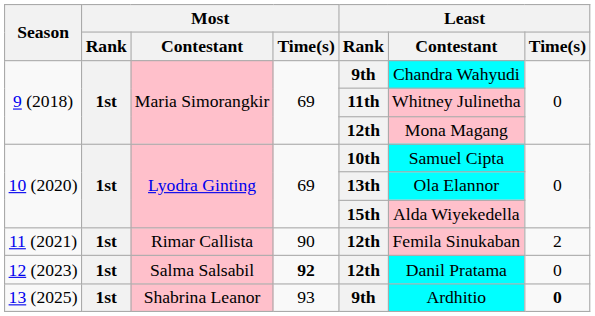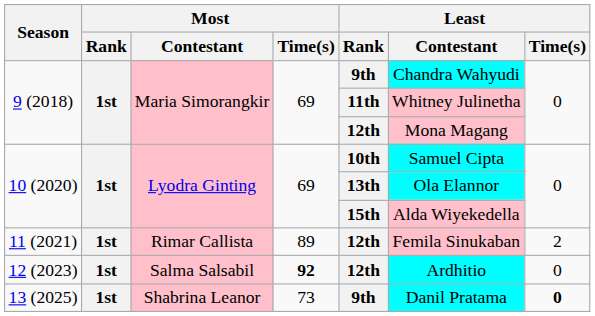(306, 241) 90 -> (306, 241) 89
(456, 269) Danil Pratama -> (456, 269) Ardhitio
(306, 297) 93 -> (306, 297) 73
(456, 297) Ardhitio -> (456, 297) Danil Pratama
